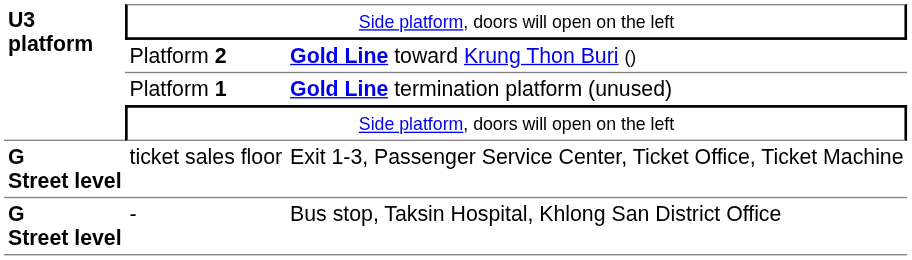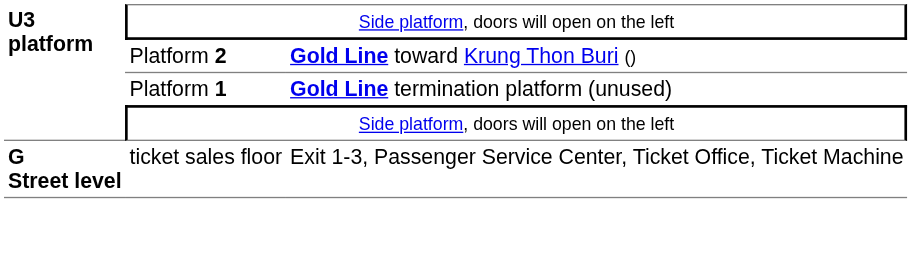- row: (133, 213)
